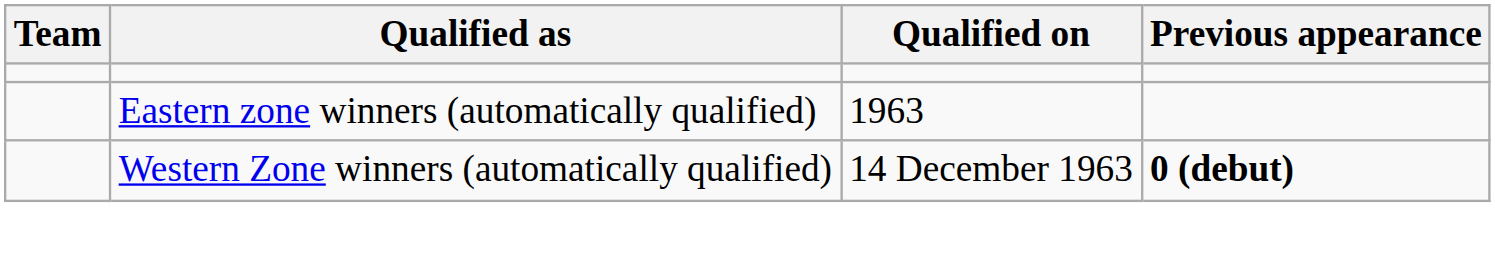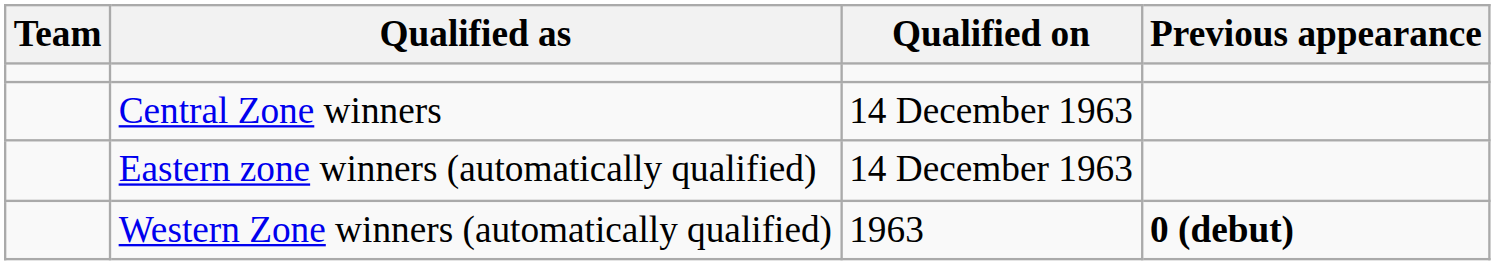+ row: (280, 110)
(886, 110) 1963 -> (991, 169) 14 December 1963
(991, 169) 14 December 1963 -> (886, 228) 1963
